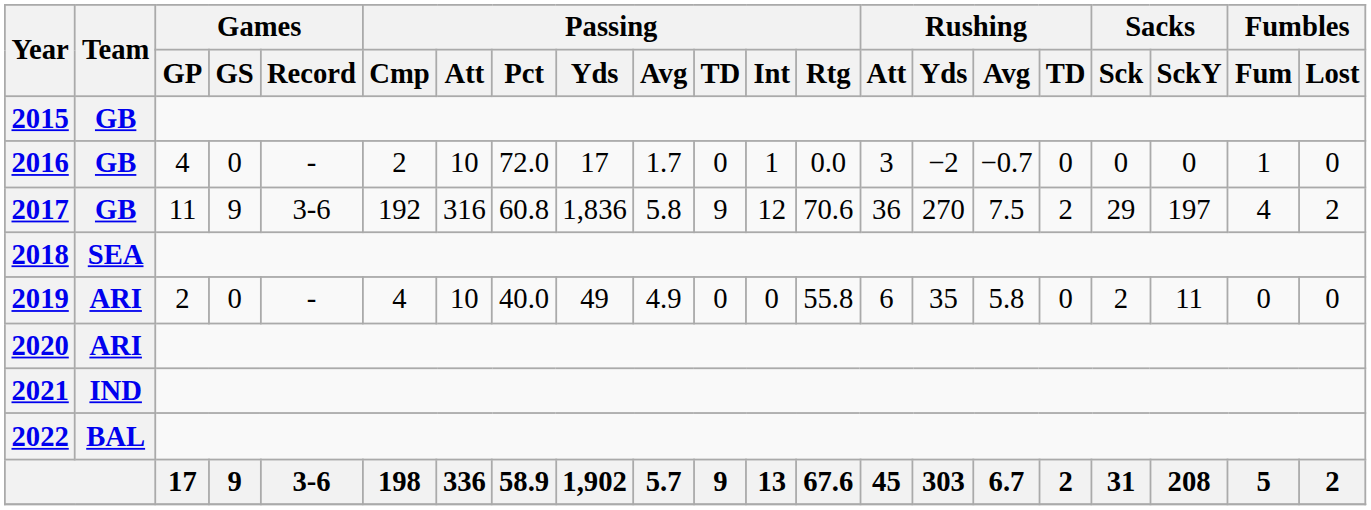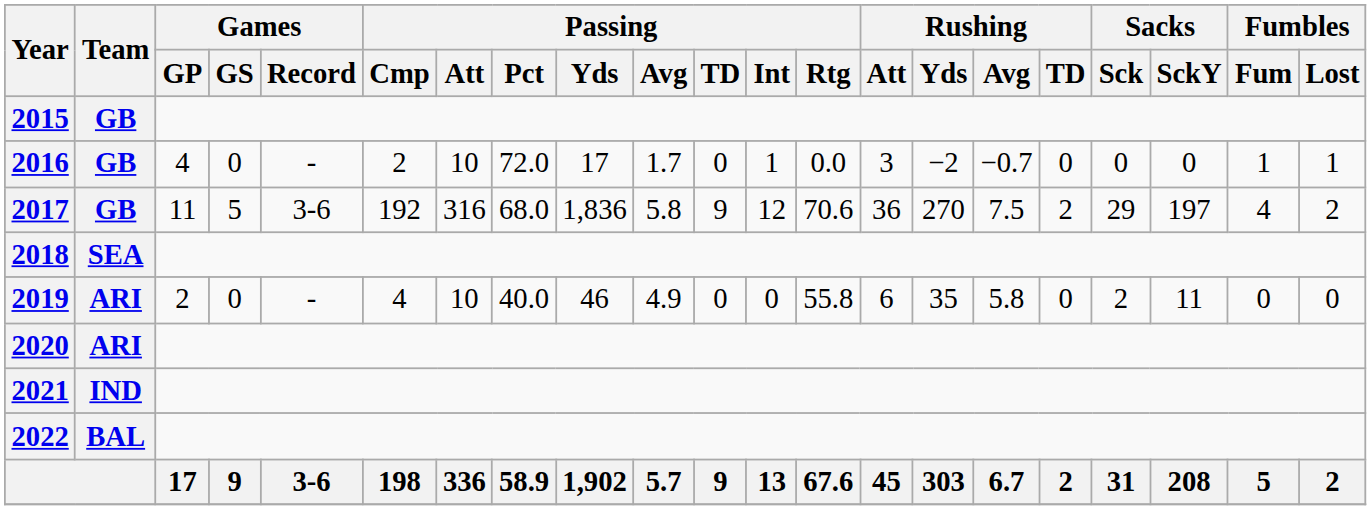(1332, 163) 0 -> (1332, 163) 1
(235, 208) 9 -> (235, 208) 5
(524, 208) 60.8 -> (524, 208) 68.0
(595, 299) 49 -> (595, 299) 46
